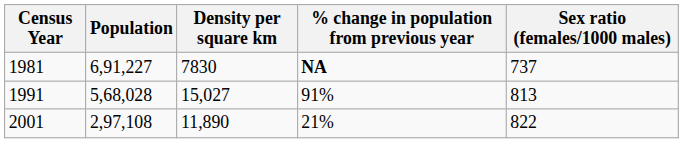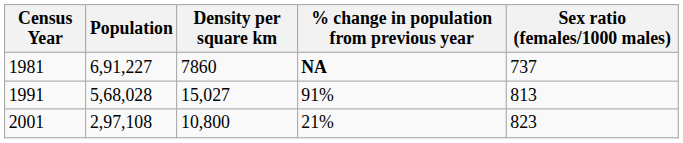(199, 66) 7830 -> (199, 66) 7860
(205, 123) 11,890 -> (205, 123) 10,800
(524, 123) 822 -> (524, 123) 823
